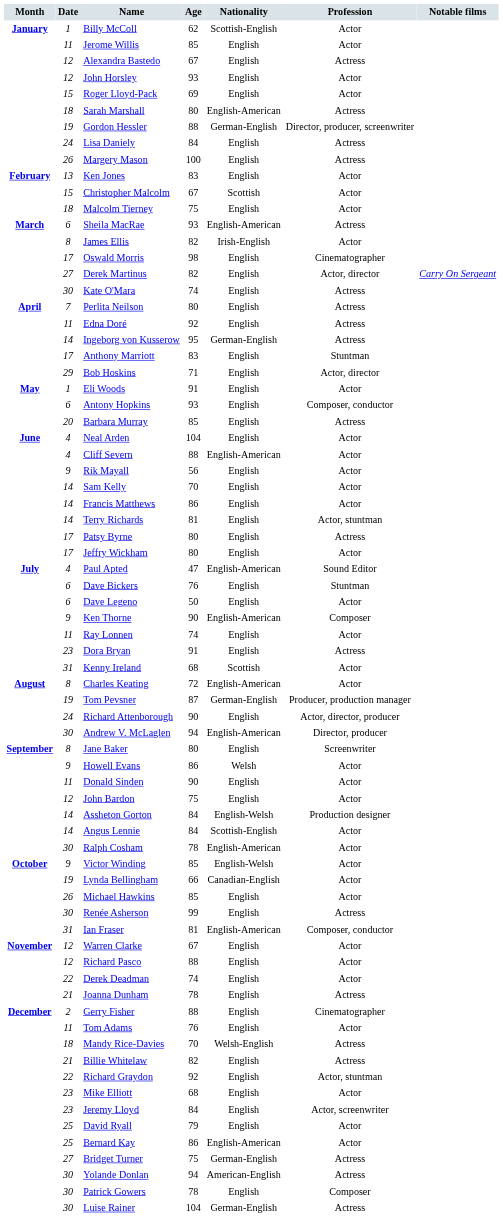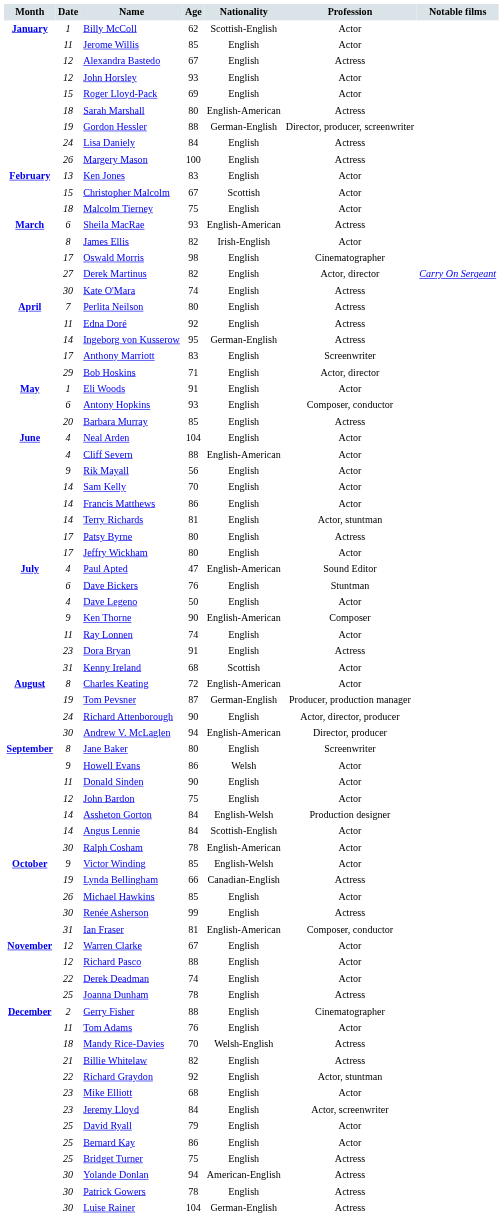(350, 356) Stuntman -> (350, 356) Screenwriter
(68, 602) 6 -> (68, 602) 4
(350, 880) Actor -> (350, 880) Actress
(68, 995) 21 -> (68, 995) 25
(244, 1142) English-American -> (244, 1142) English
(68, 1158) 27 -> (68, 1158) 25
(244, 1158) German-English -> (244, 1158) English
(350, 1191) Composer -> (350, 1191) Actress
